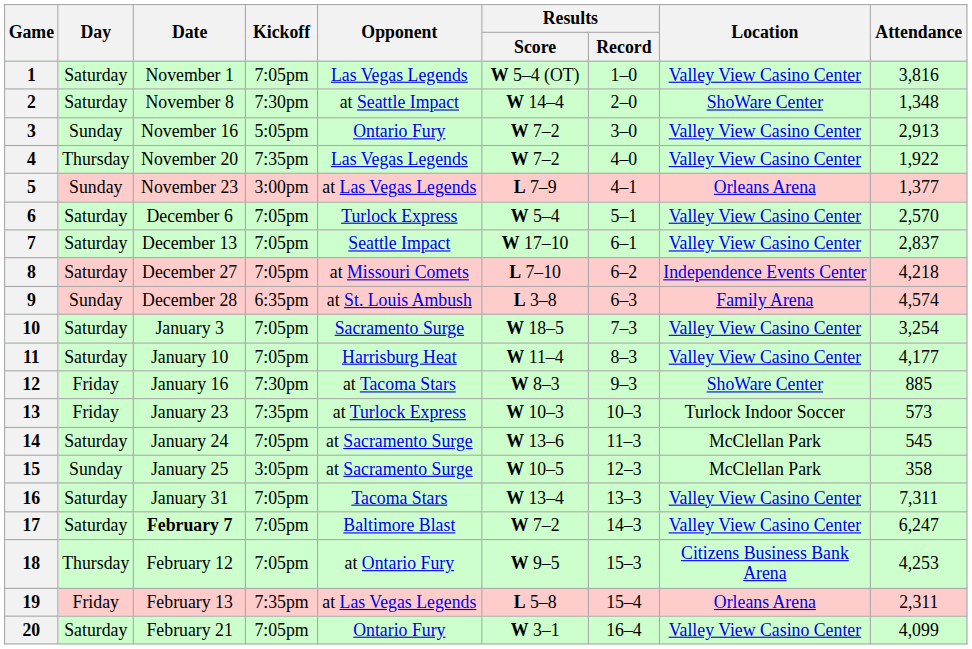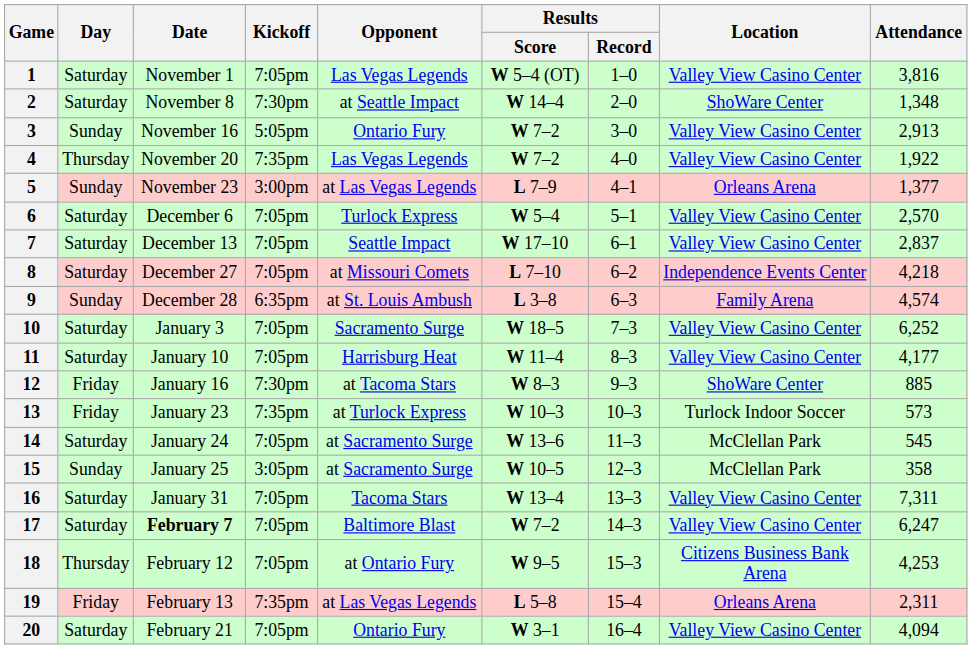(919, 328) 3,254 -> (919, 328) 6,252
(919, 630) 4,099 -> (919, 630) 4,094
